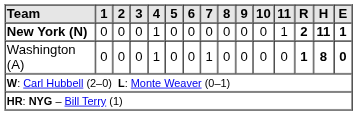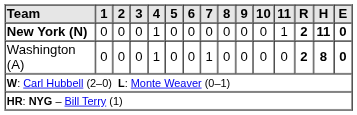(343, 31) 1 -> (343, 31) 0
(304, 57) 1 -> (304, 57) 2
